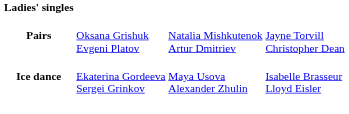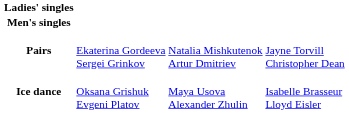+ row: (39, 22)
(113, 41) Oksana Grishuk Evgeni Platov -> (121, 57) Ekaterina Gordeeva Sergei Grinkov
(121, 82) Ekaterina Gordeeva Sergei Grinkov -> (113, 97) Oksana Grishuk Evgeni Platov
